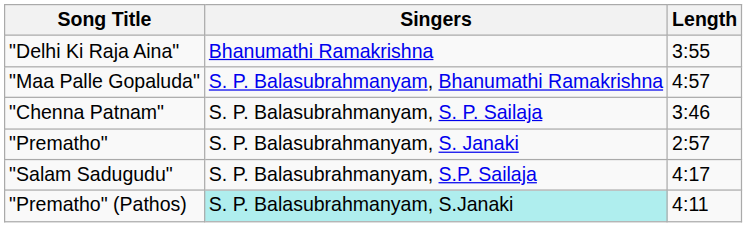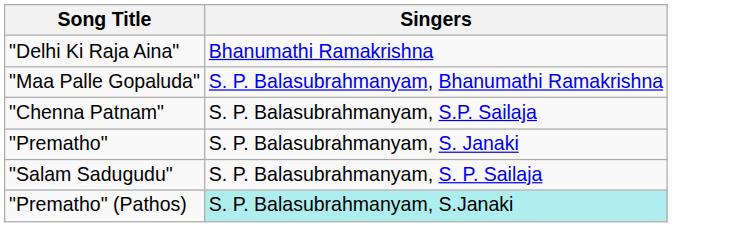- column: (705, 19)
(376, 112) S. P. Balasubrahmanyam, S. P. Sailaja -> (373, 112) S. P. Balasubrahmanyam, S.P. Sailaja
(373, 174) S. P. Balasubrahmanyam, S.P. Sailaja -> (376, 174) S. P. Balasubrahmanyam, S. P. Sailaja
